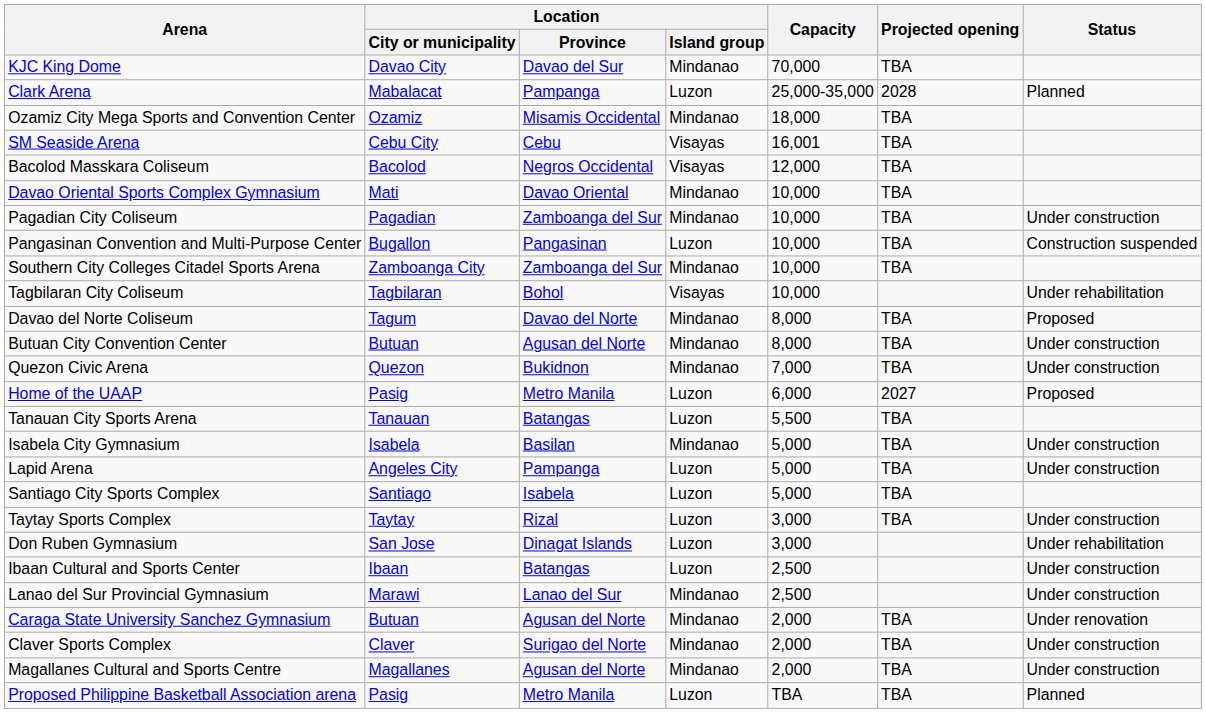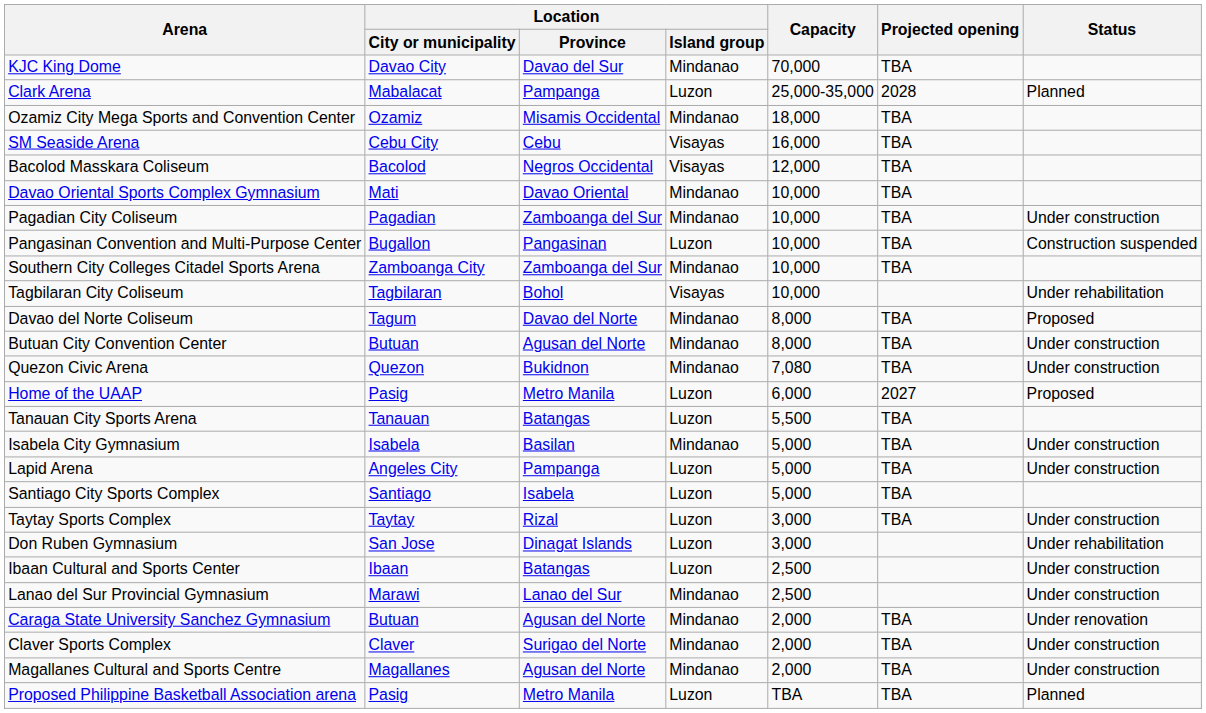(796, 142) 16,001 -> (796, 142) 16,000
(791, 368) 7,000 -> (791, 368) 7,080
